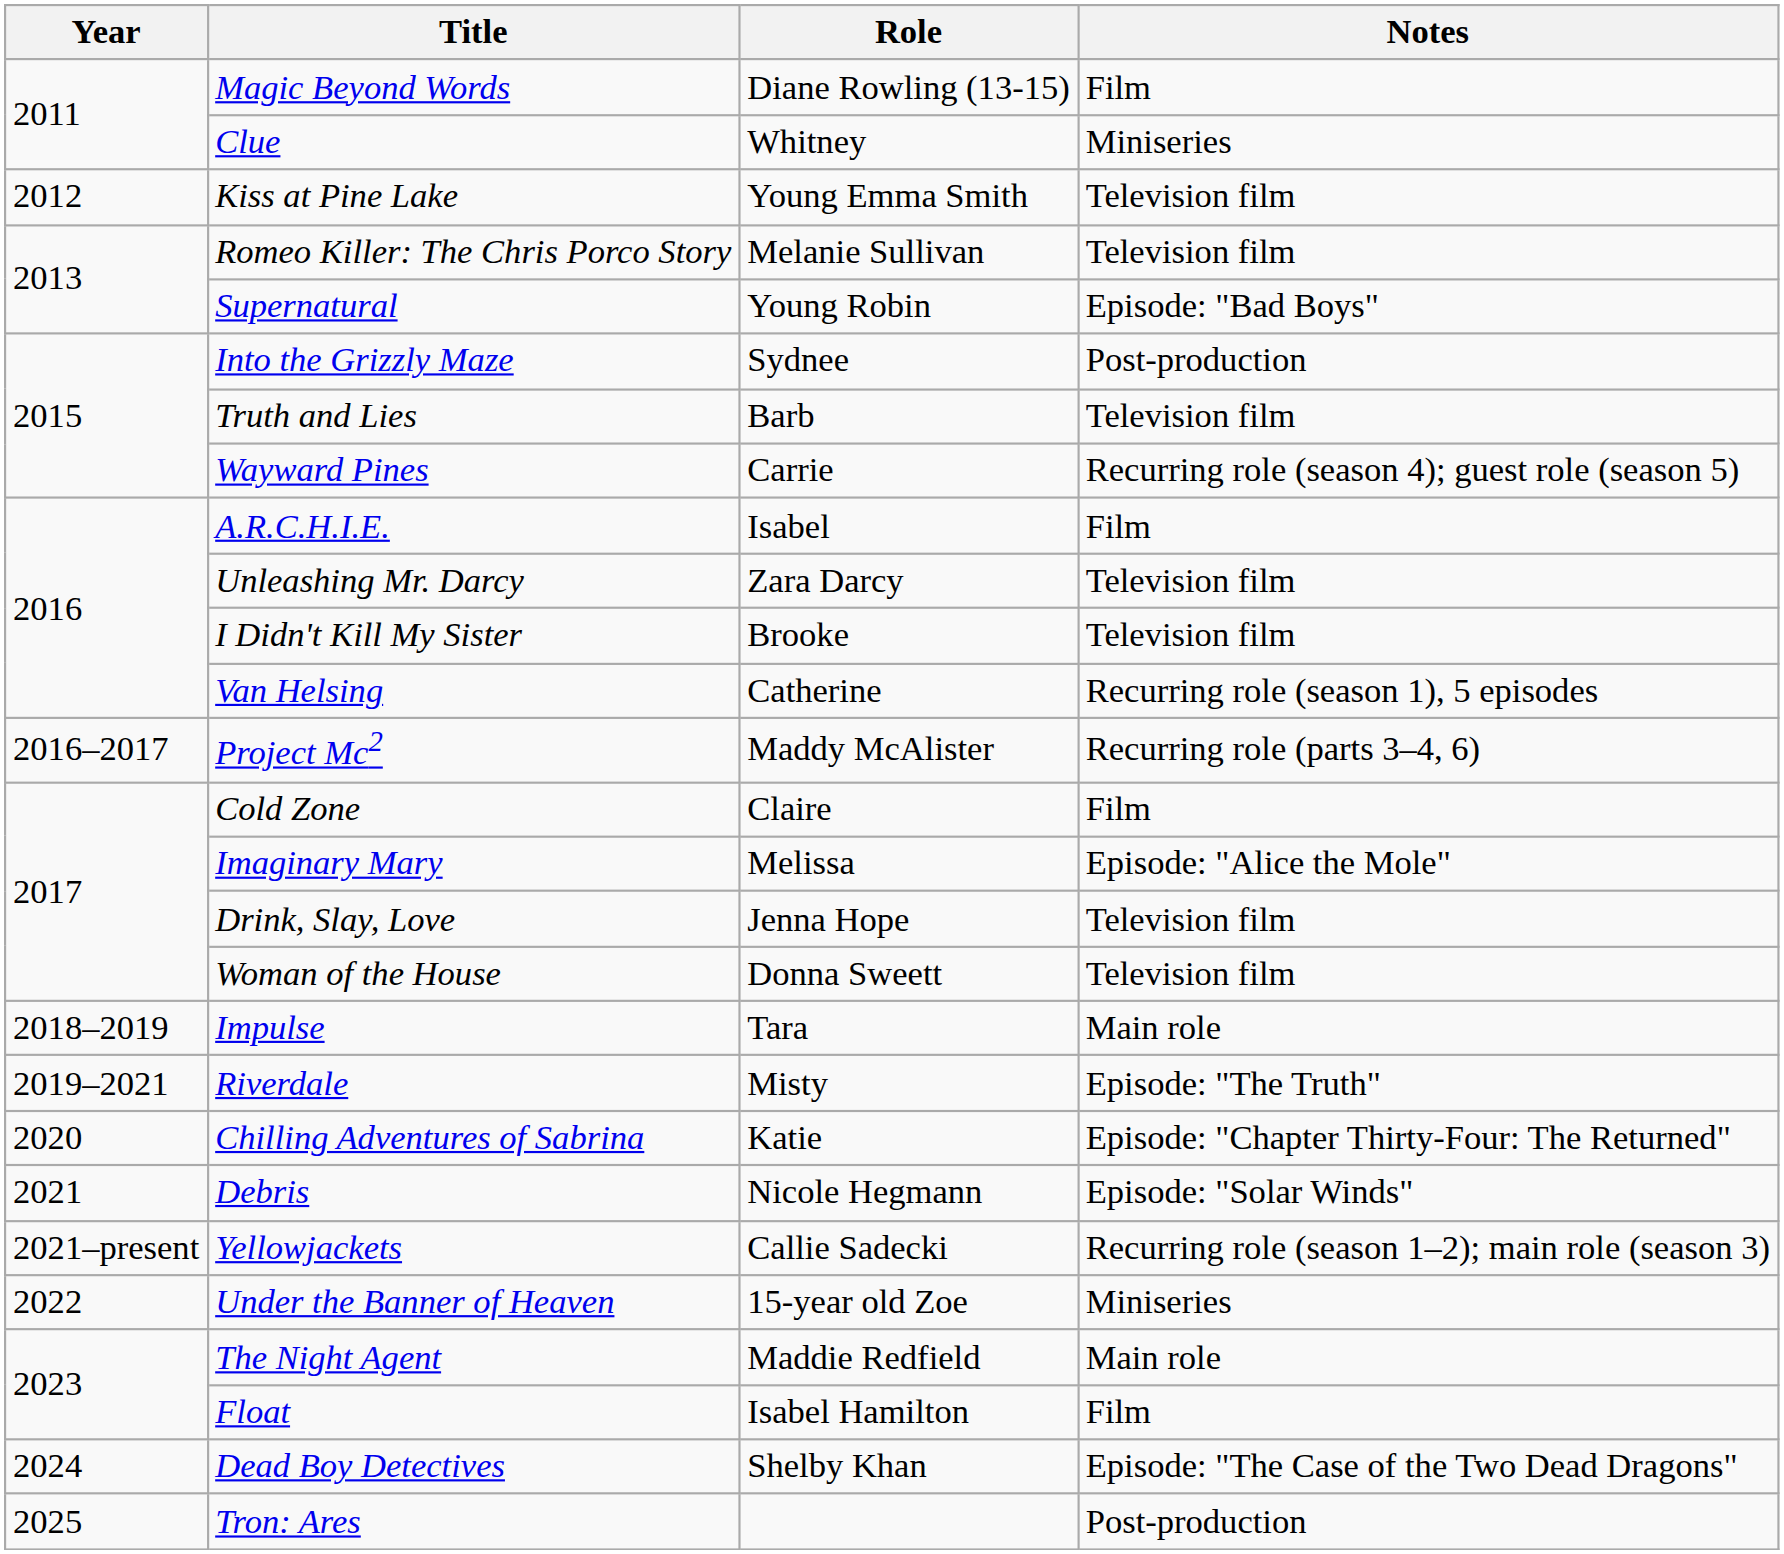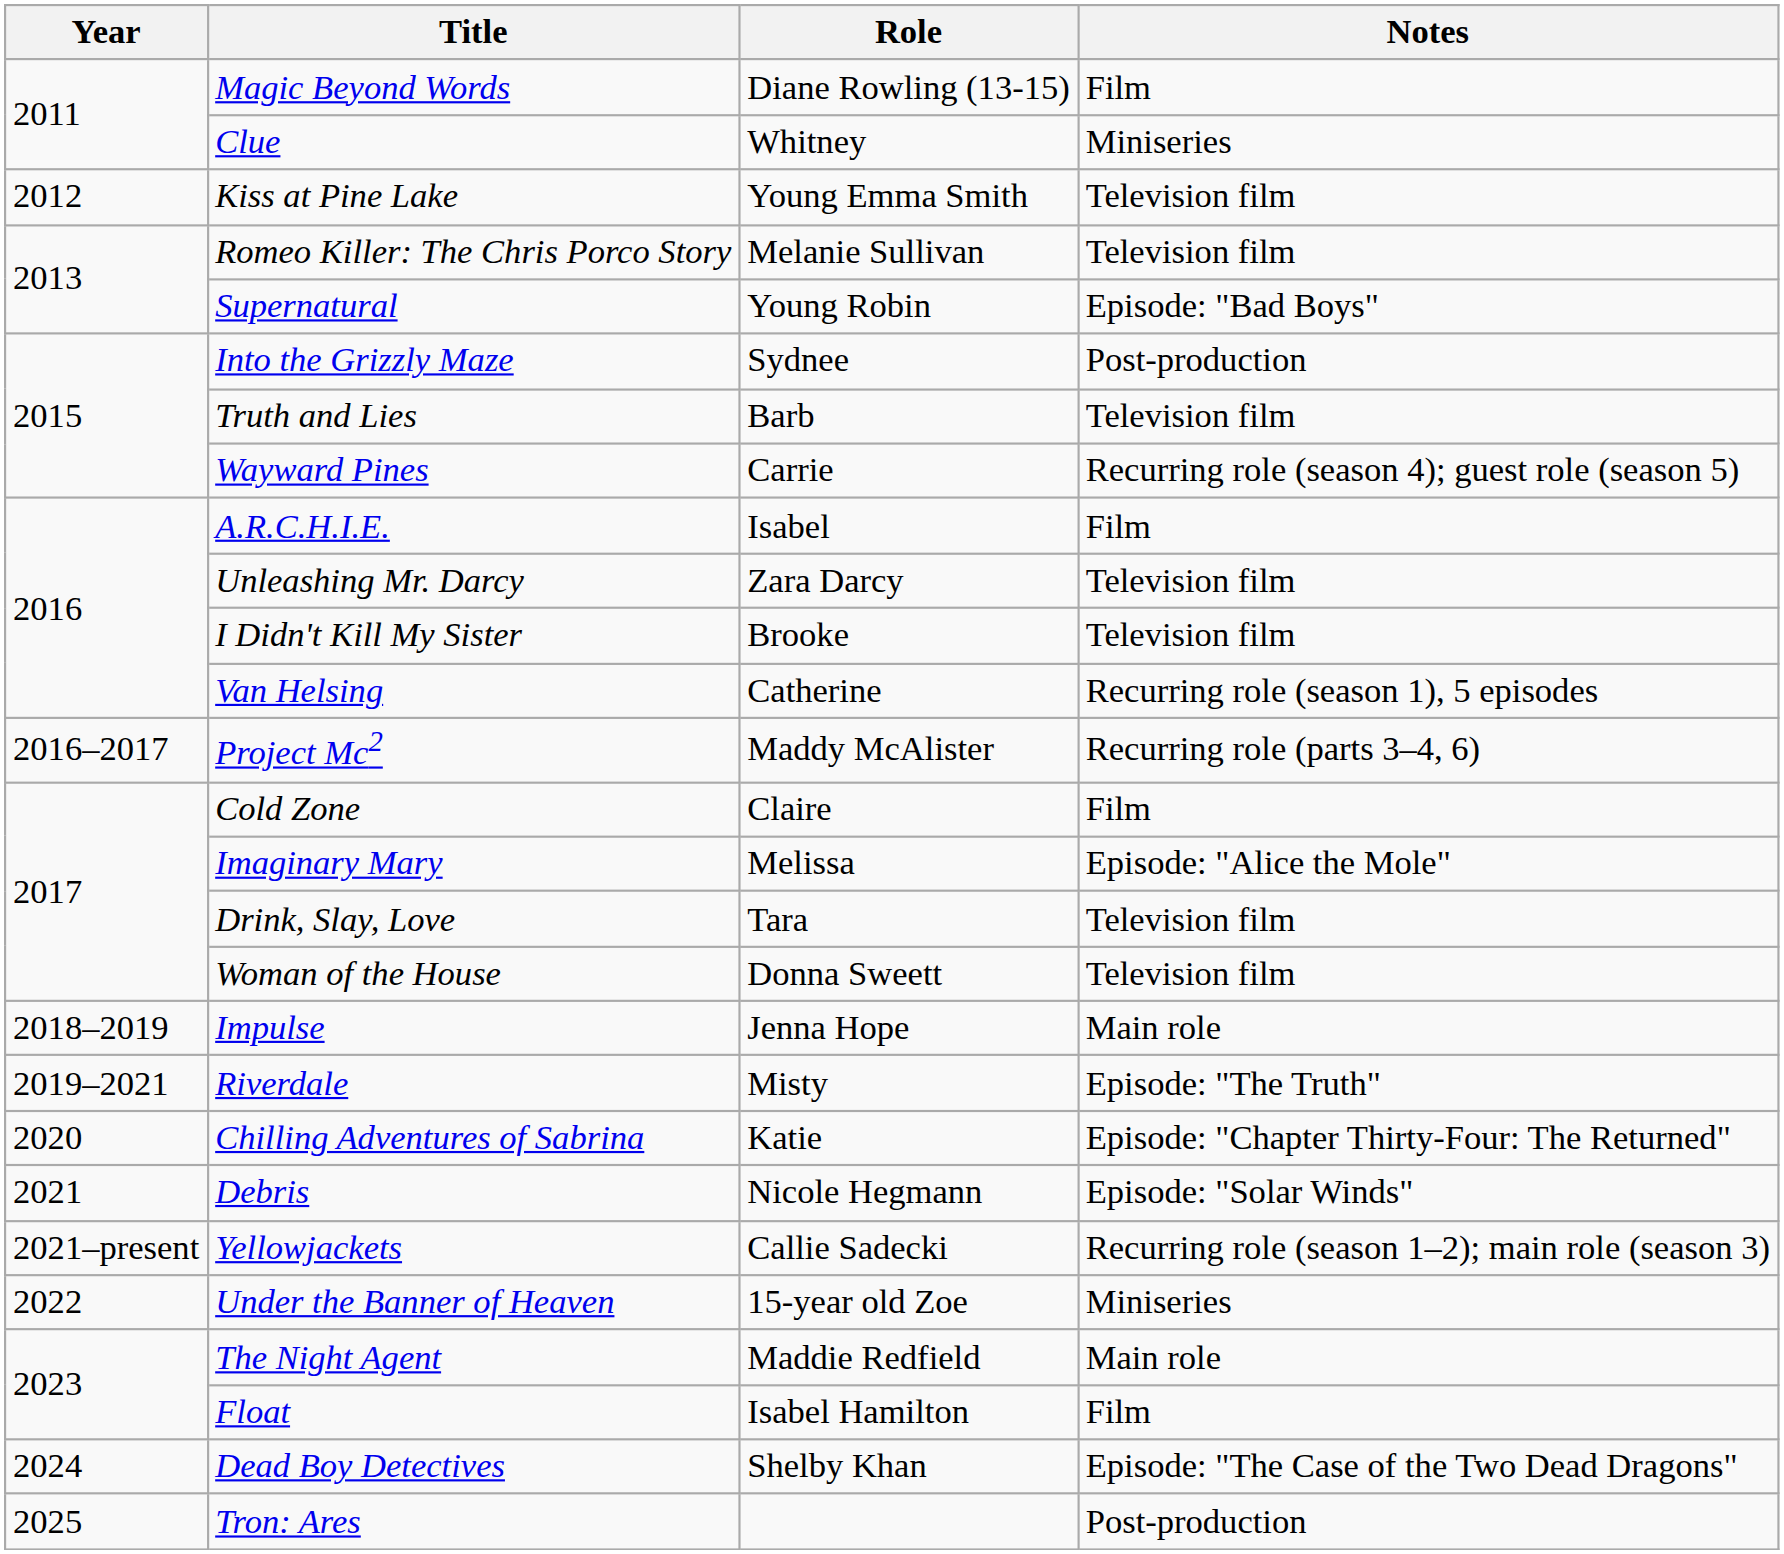(828, 918) Jenna Hope -> (778, 918) Tara
(778, 1027) Tara -> (828, 1027) Jenna Hope
